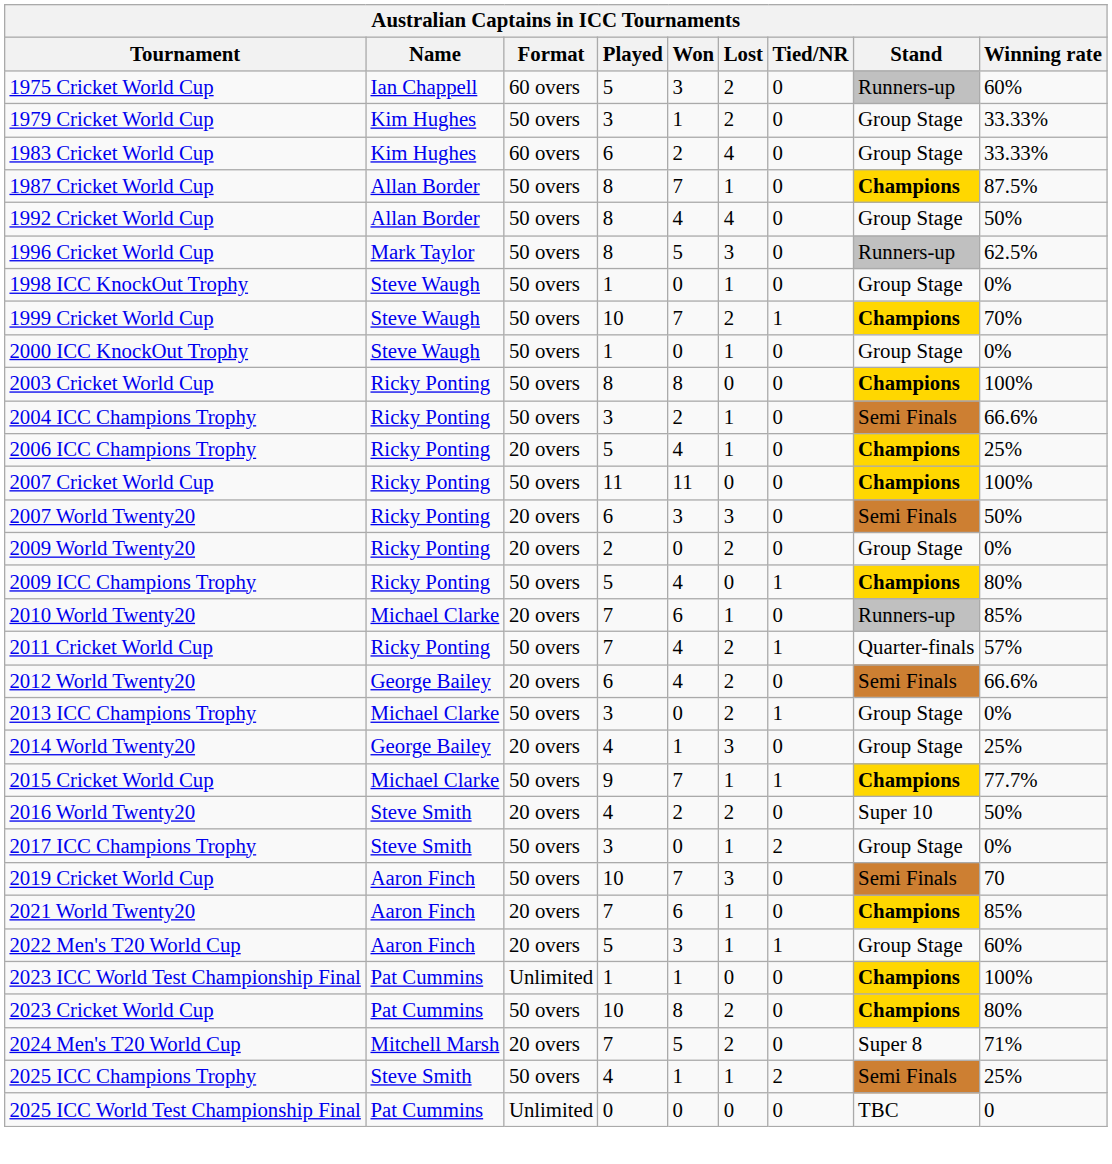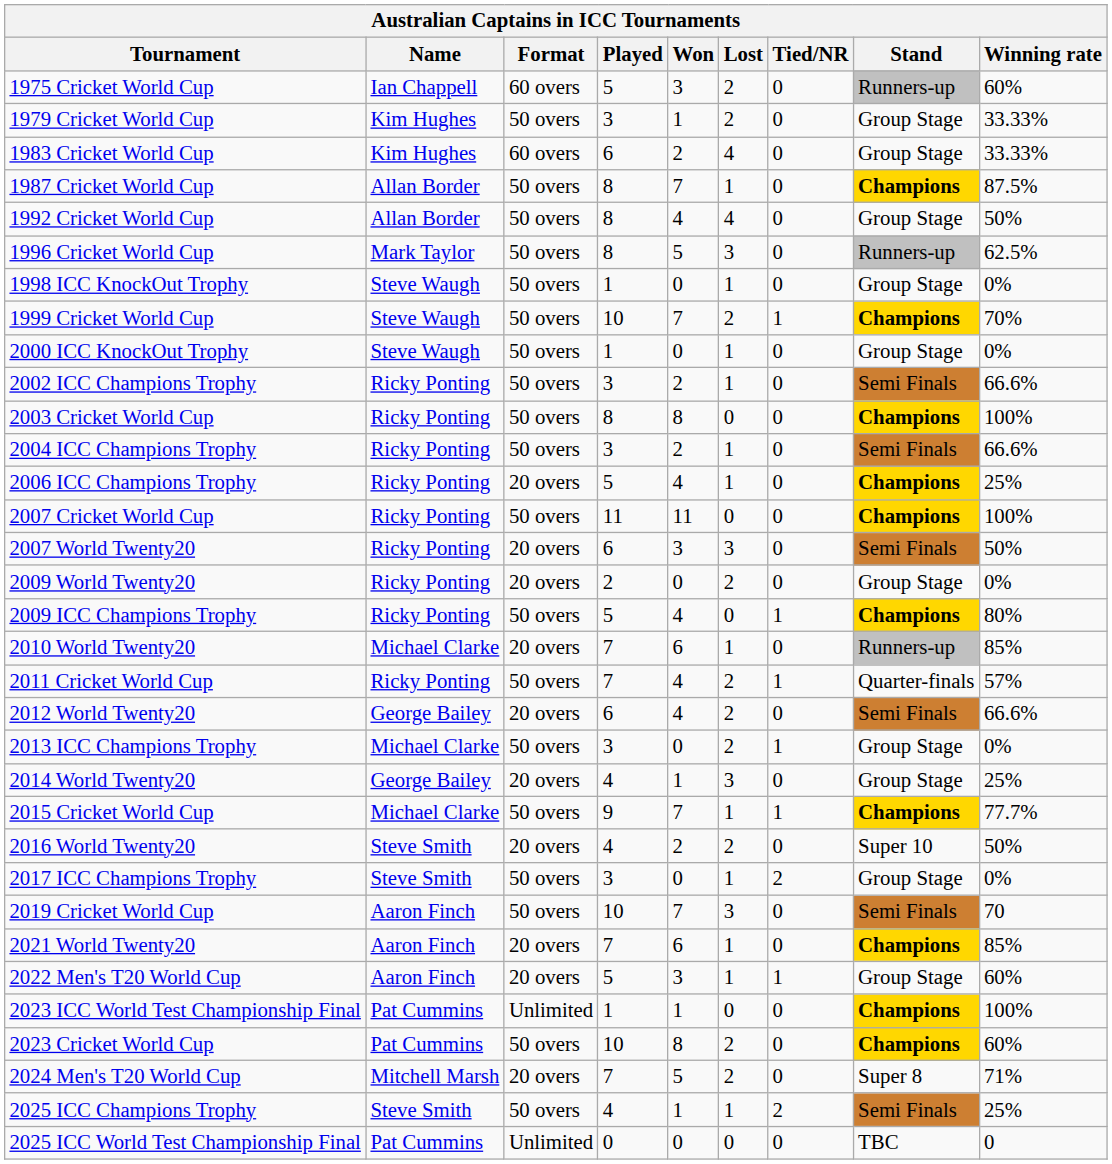+ row: (133, 383)
(1003, 1010) 80% -> (1003, 1043) 60%
